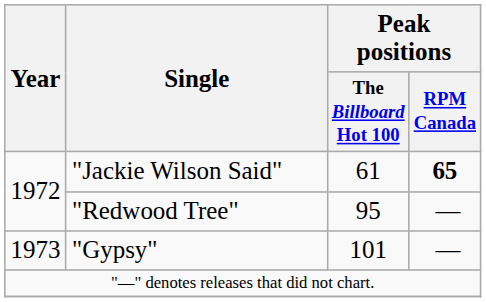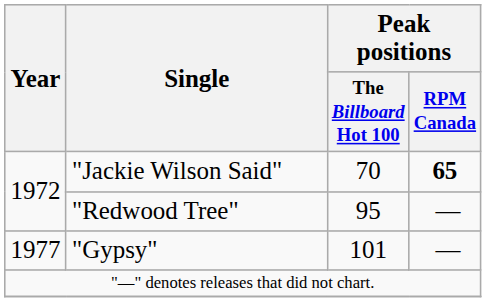(368, 171) 61 -> (368, 171) 70
(35, 250) 1973 -> (35, 250) 1977
